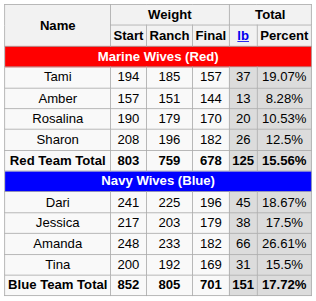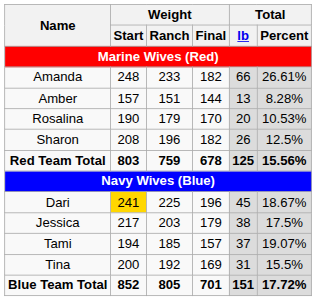rows swapped: (58, 243) <-> (58, 77)
(128, 202) no background -> (128, 202) gold background
